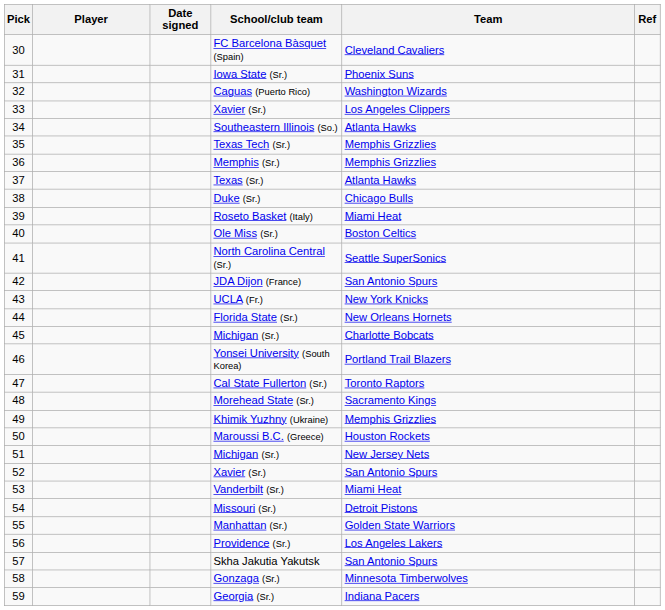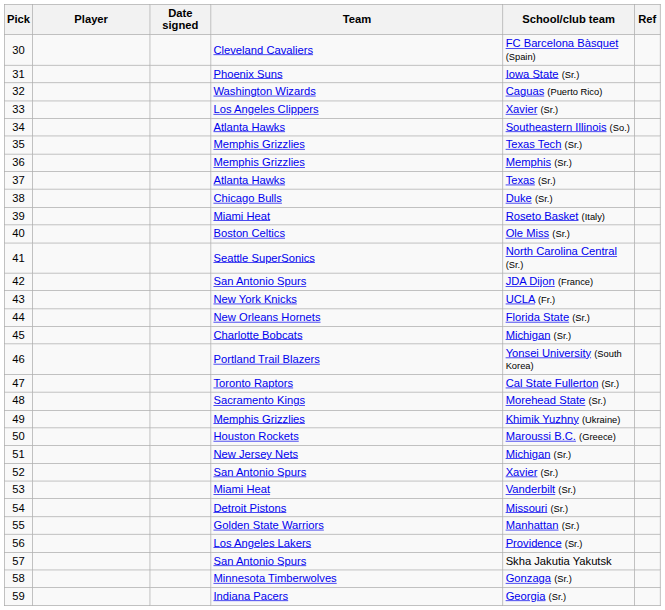columns swapped: (488, 19) <-> (276, 19)
